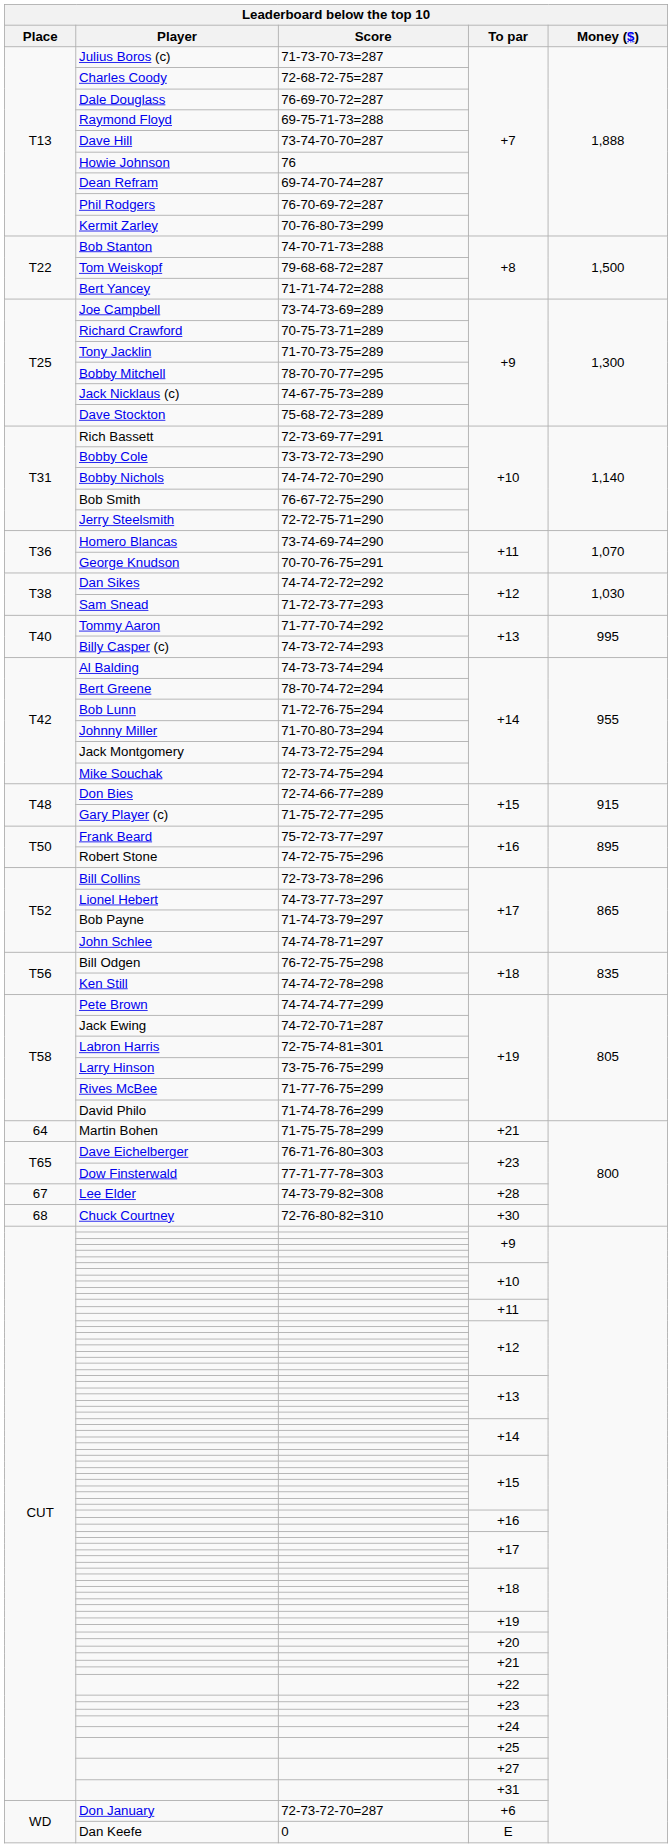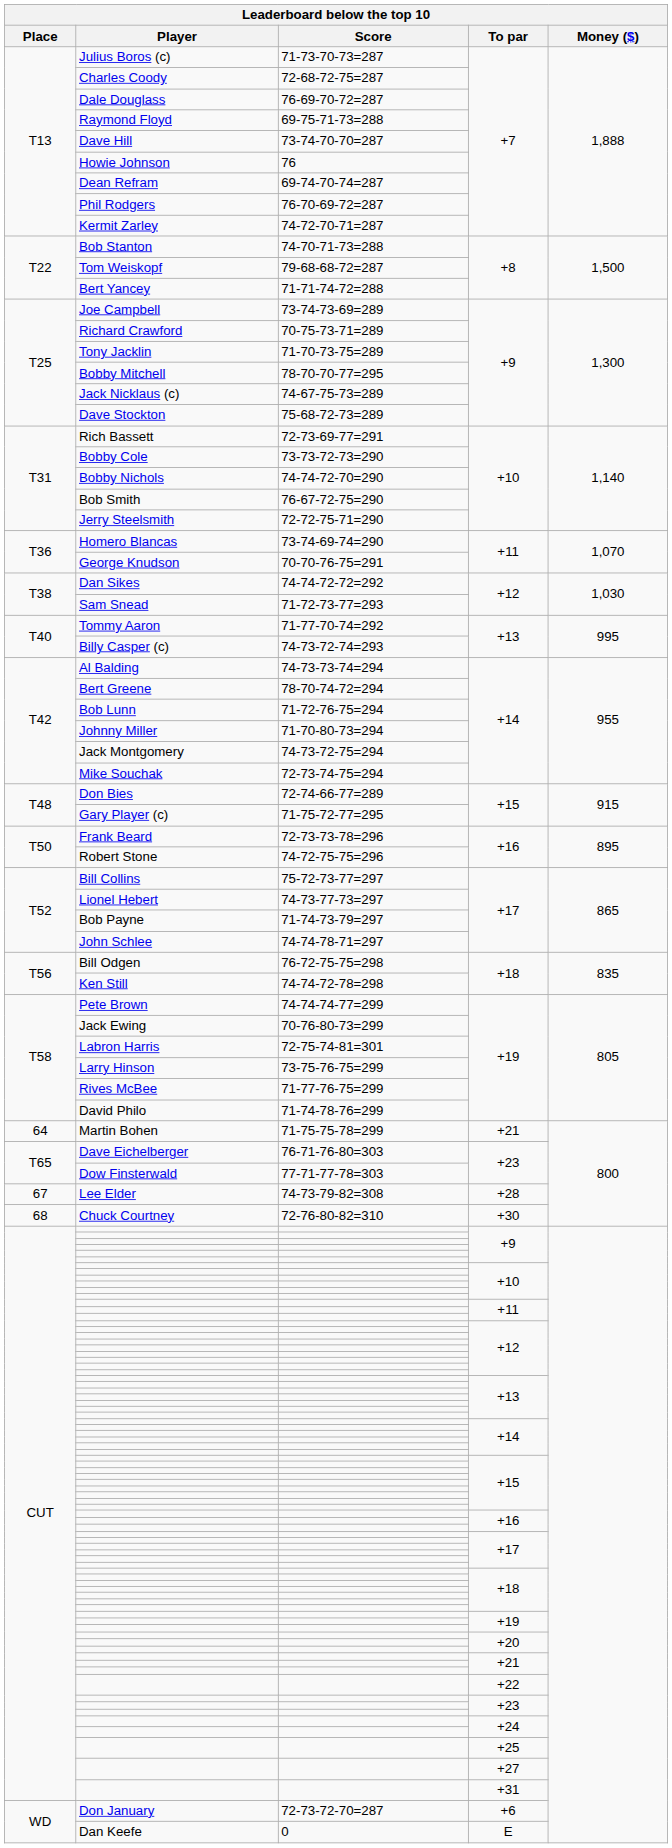(332, 225) 70-76-80-73=299 -> (332, 225) 74-72-70-71=287
(332, 836) 75-72-73-77=297 -> (332, 836) 72-73-73-78=296
(332, 878) 72-73-73-78=296 -> (332, 878) 75-72-73-77=297
(332, 1025) 74-72-70-71=287 -> (332, 1025) 70-76-80-73=299
